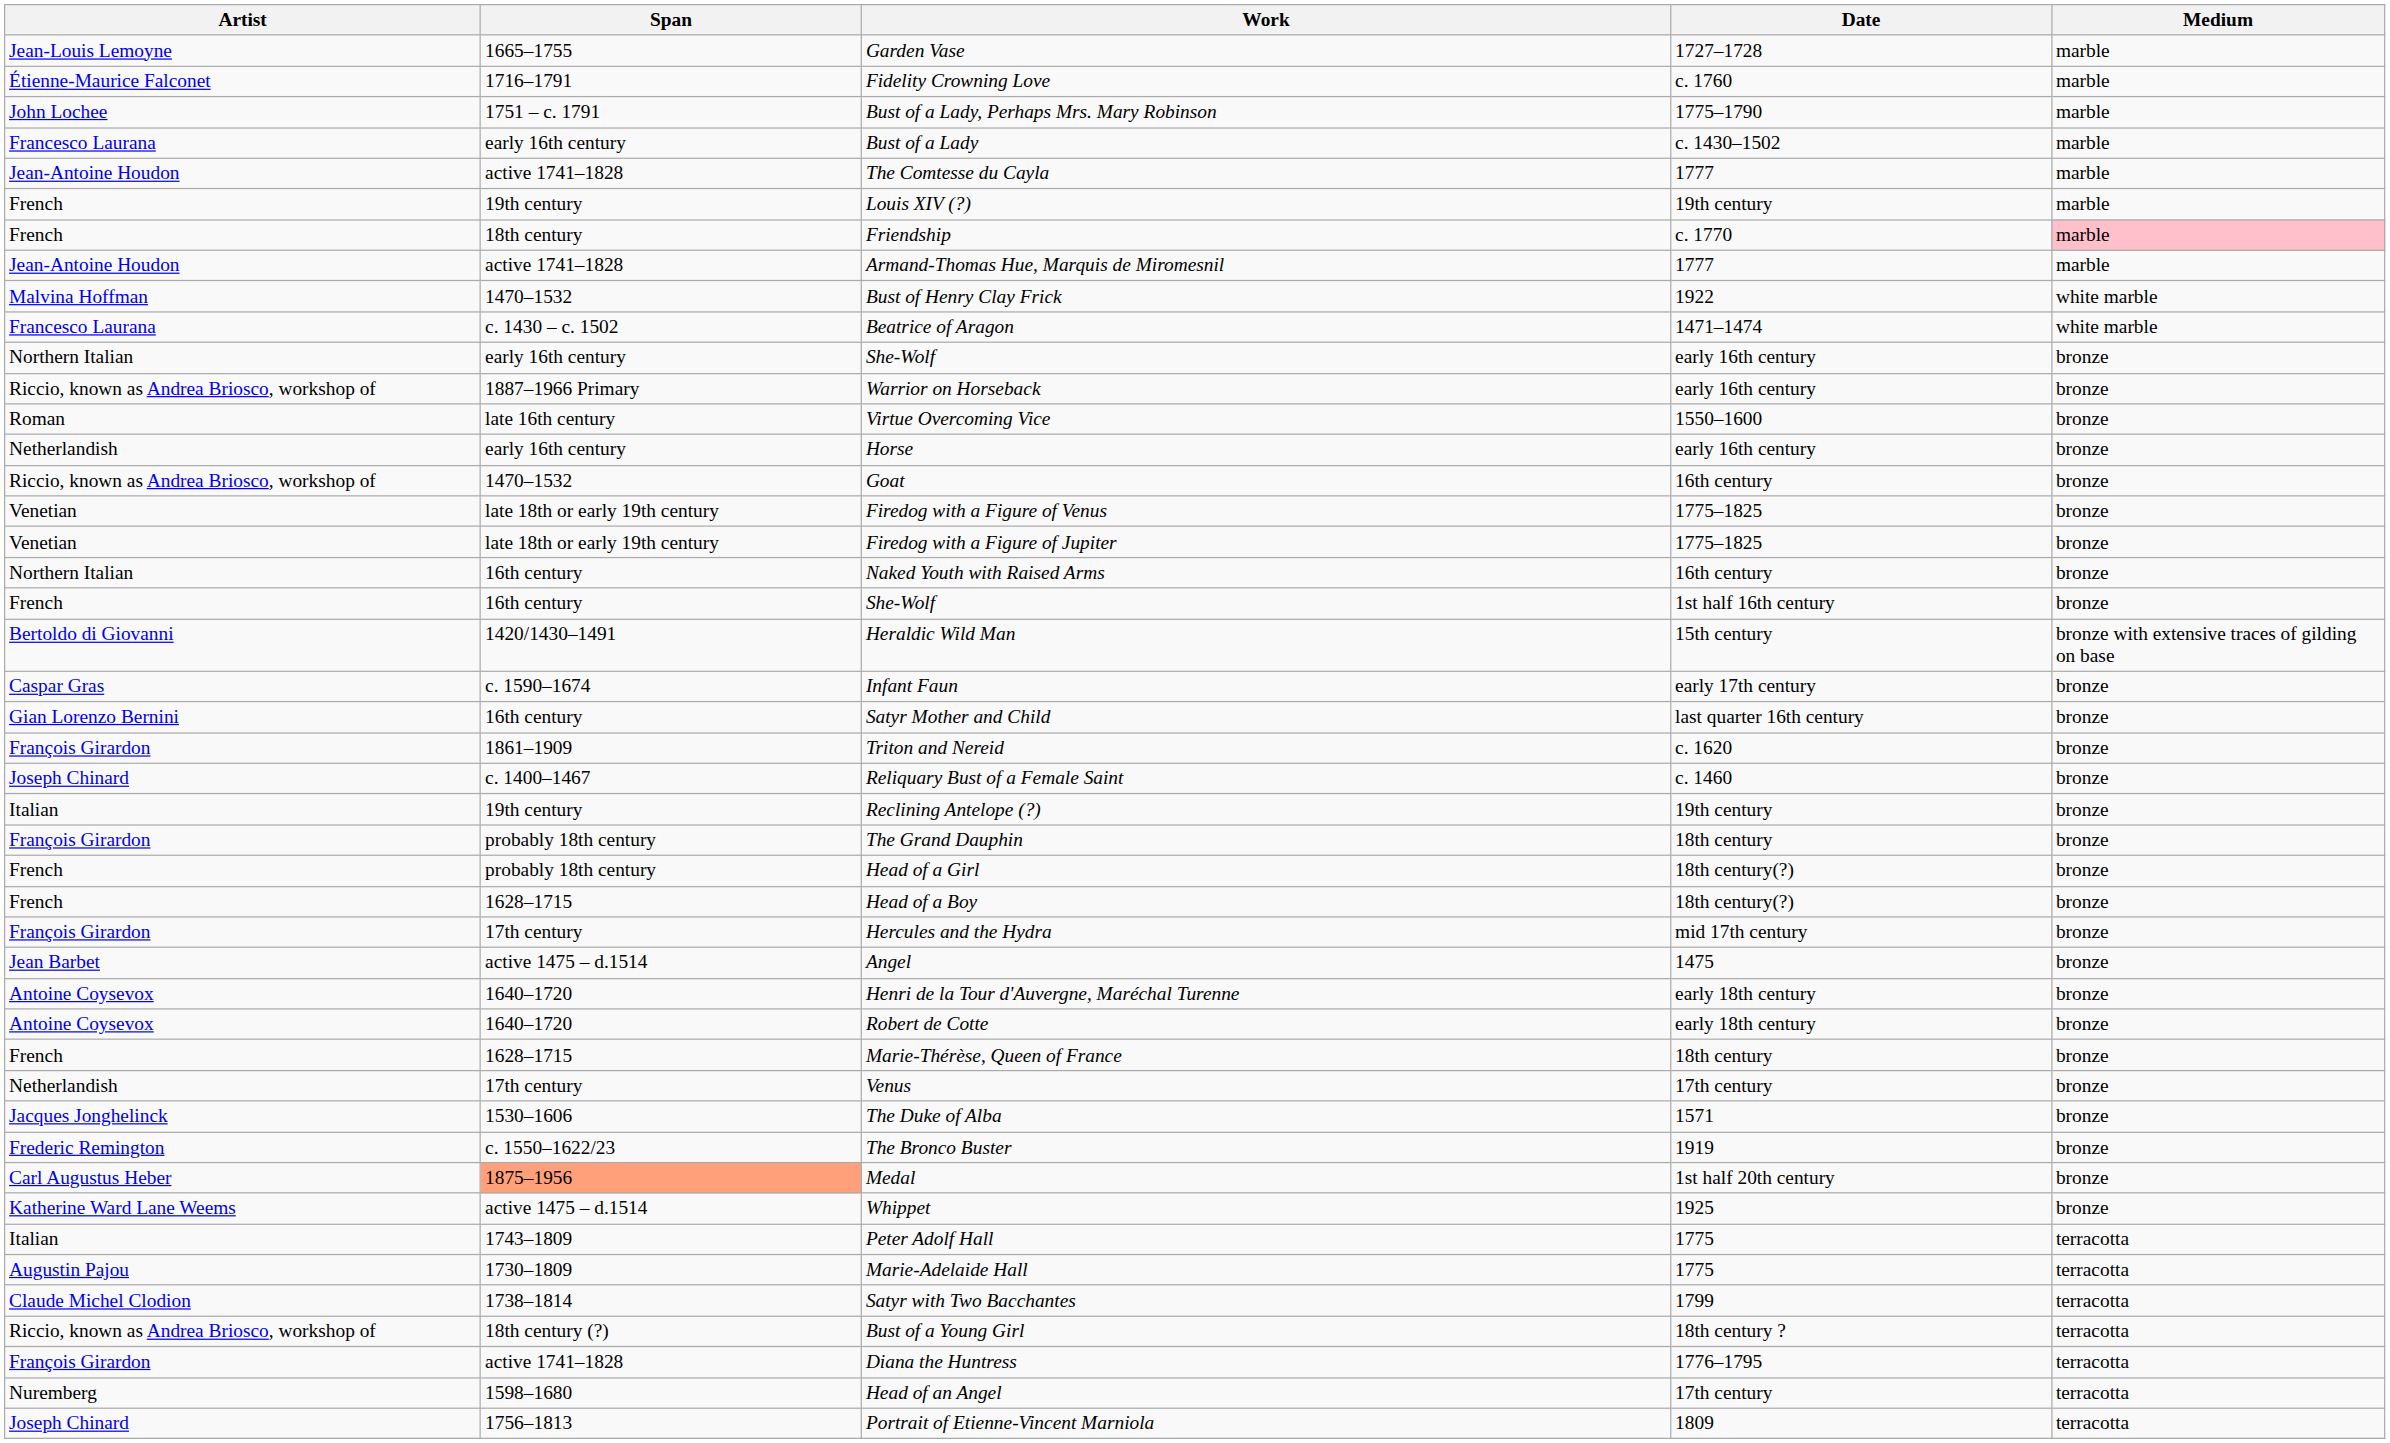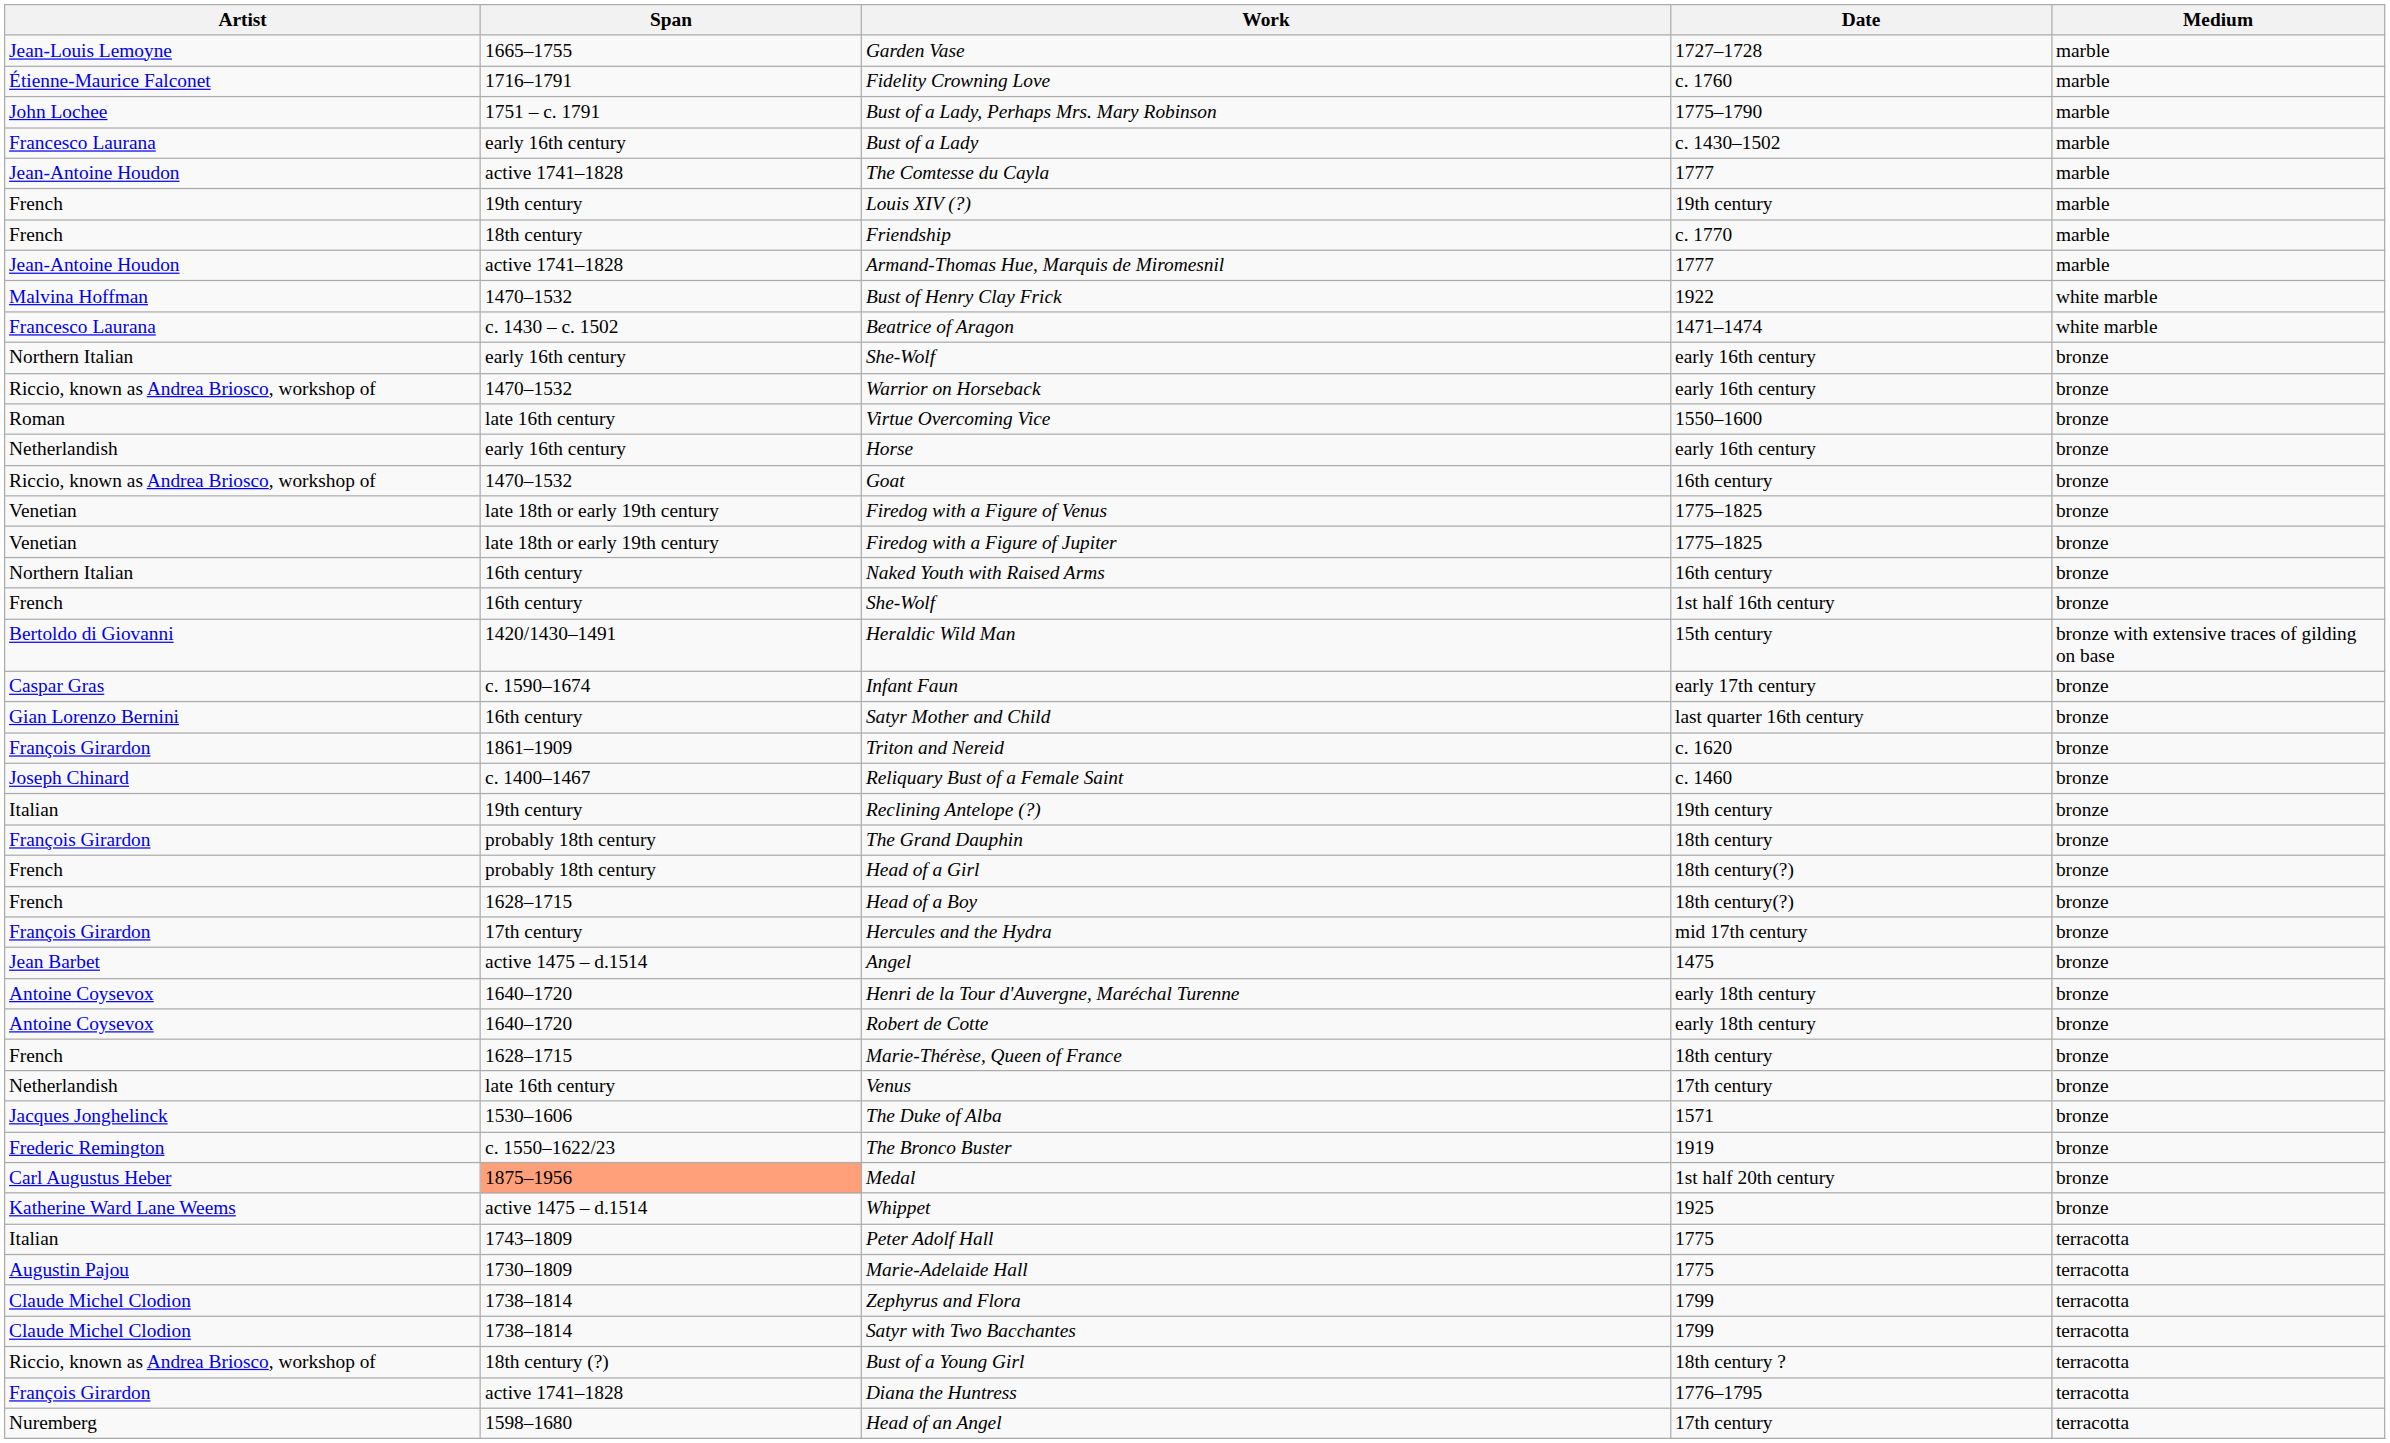(2083, 234) pink background -> (2083, 234) no background
(562, 388) 1887–1966 Primary -> (529, 388) 1470–1532
(534, 1085) 17th century -> (550, 1085) late 16th century
+ row: (943, 1300)
- row: (1010, 1423)
